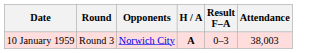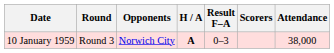+ column: (256, 18)
(265, 40) 38,003 -> (302, 40) 38,000
